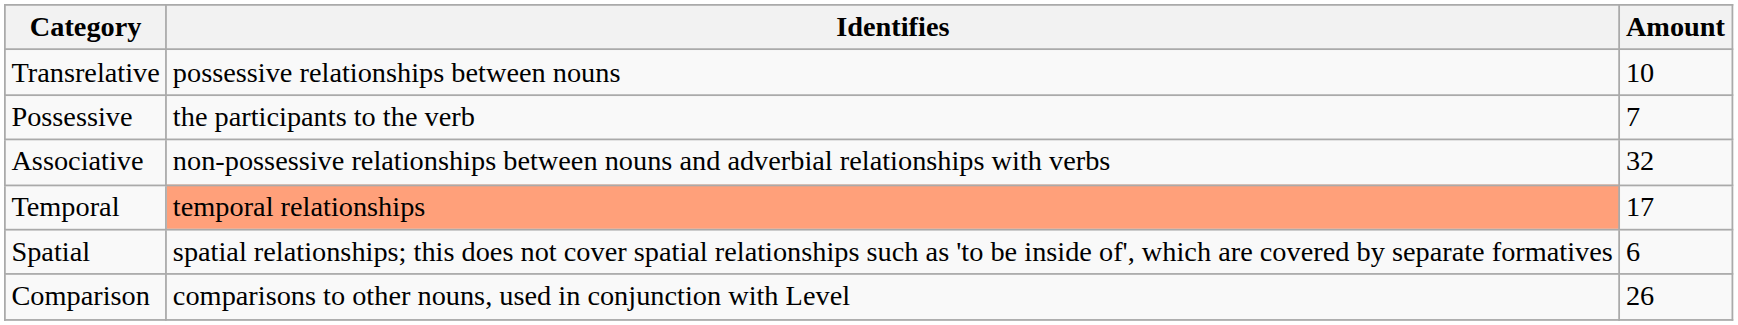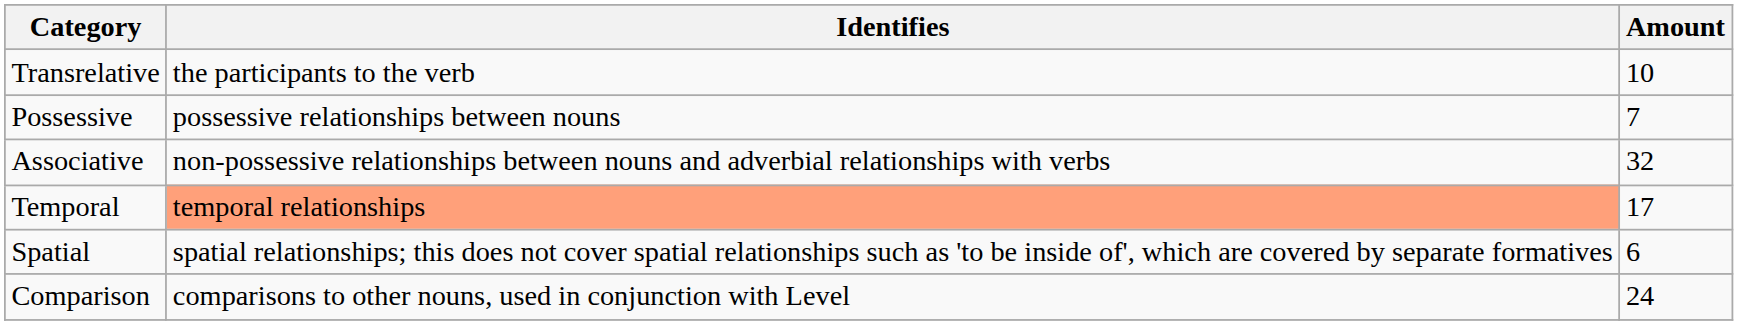(397, 71) possessive relationships between nouns -> (324, 71) the participants to the verb
(324, 116) the participants to the verb -> (397, 116) possessive relationships between nouns
(1640, 296) 26 -> (1640, 296) 24
